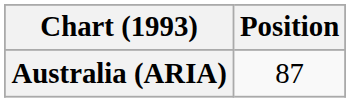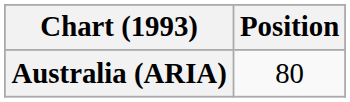(290, 73) 87 -> (290, 73) 80
